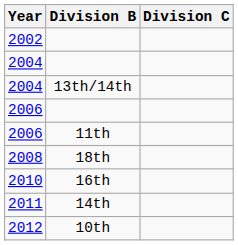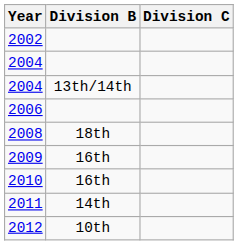- row: (25, 134)
+ row: (25, 157)
